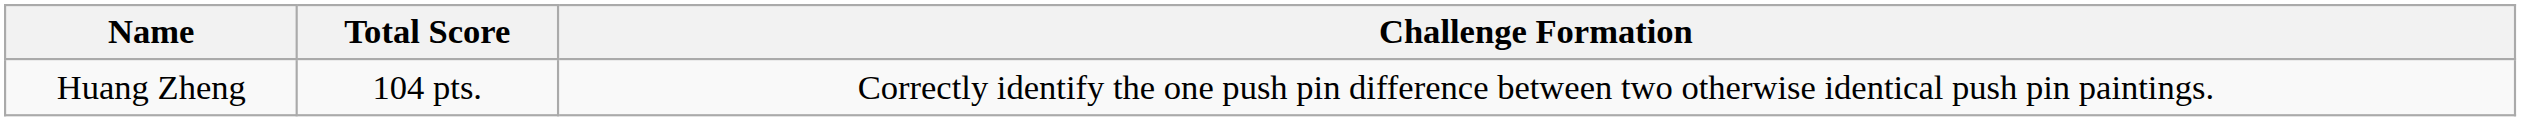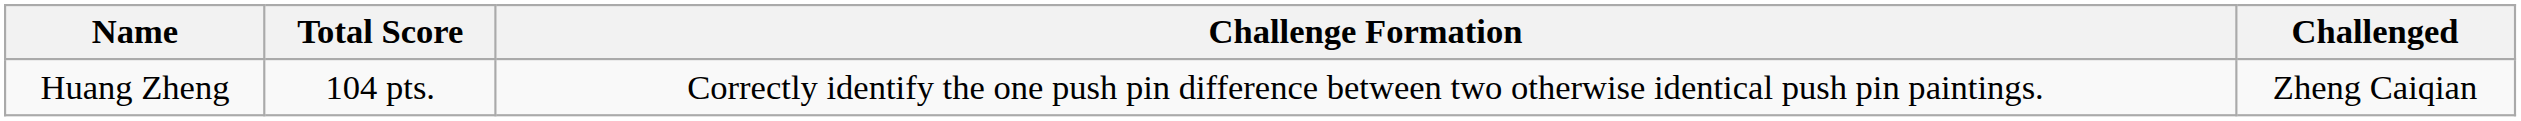+ column: (2375, 31)
